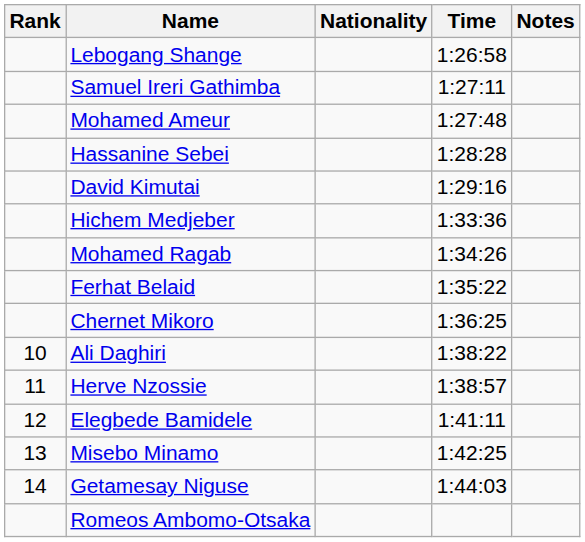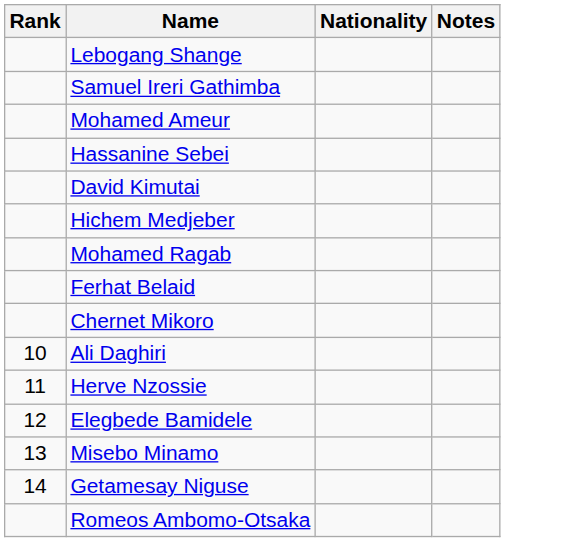- column: (472, 21)
